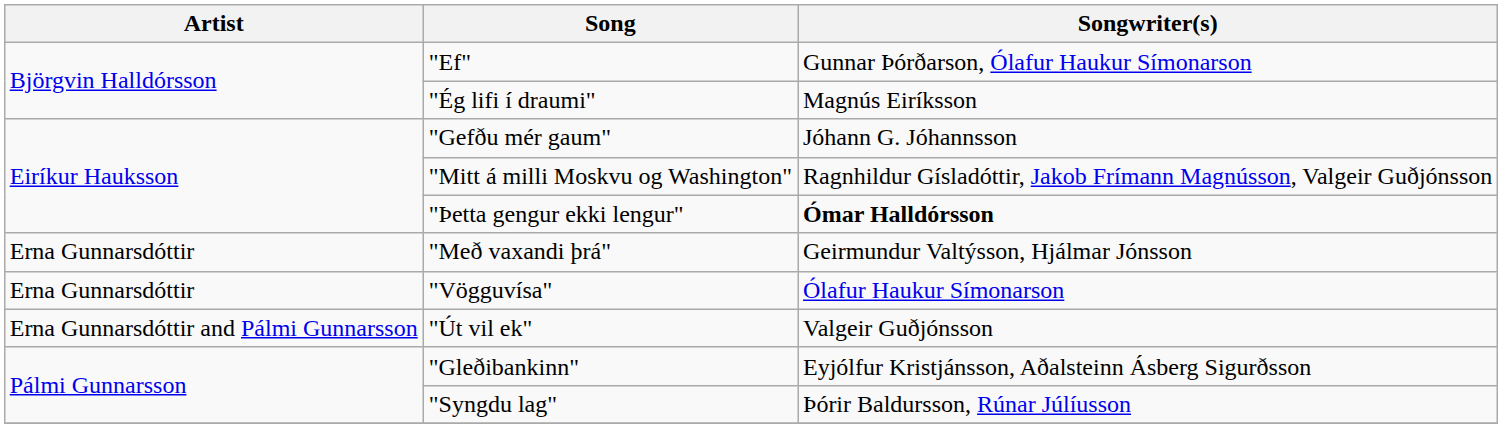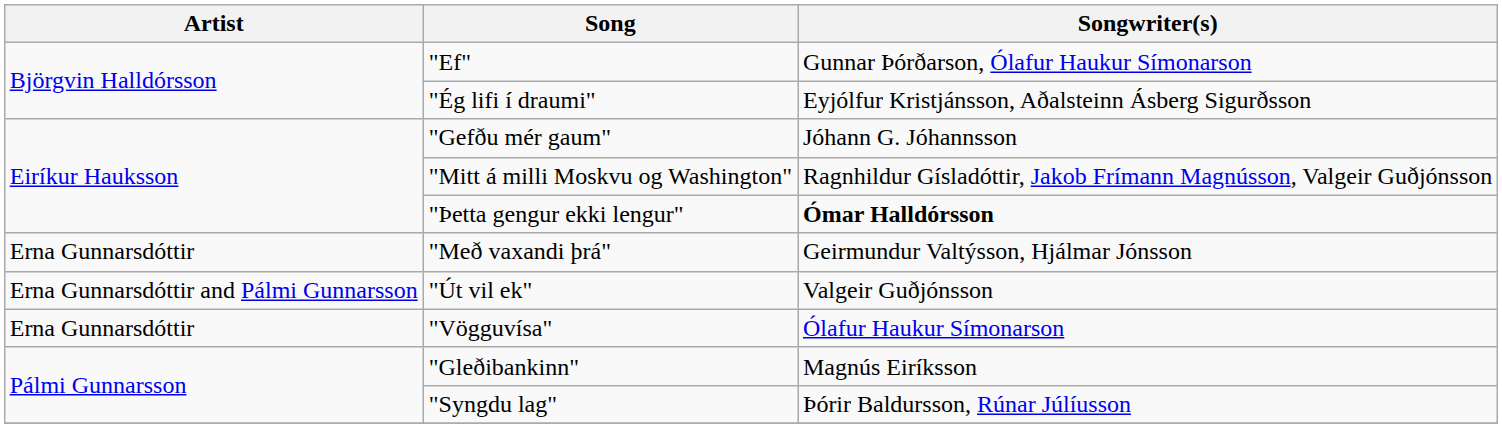(890, 99) Magnús Eiríksson -> (1057, 99) Eyjólfur Kristjánsson, Aðalsteinn Ásberg Sigurðsson
rows swapped: (481, 328) <-> (491, 289)
(1057, 366) Eyjólfur Kristjánsson, Aðalsteinn Ásberg Sigurðsson -> (890, 366) Magnús Eiríksson
